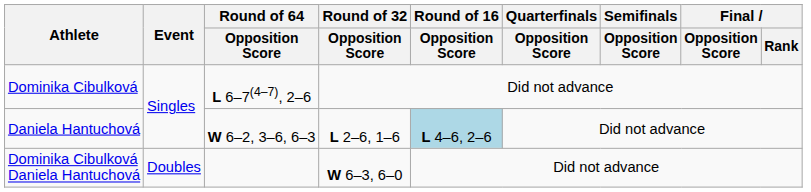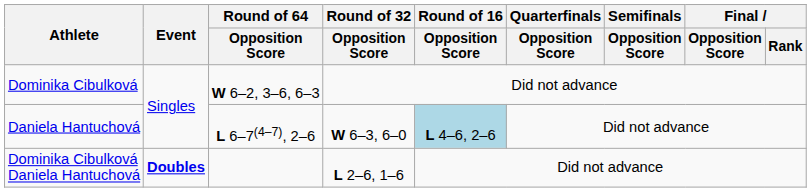(262, 95) L 6–7(4–7), 2–6 -> (266, 93) W 6–2, 3–6, 6–3
(262, 137) W 6–2, 3–6, 6–3 -> (266, 135) L 6–7(4–7), 2–6
(365, 137) L 2–6, 1–6 -> (369, 135) W 6–3, 6–0
(174, 168) normal -> (176, 168) bold
(365, 176) W 6–3, 6–0 -> (369, 176) L 2–6, 1–6
